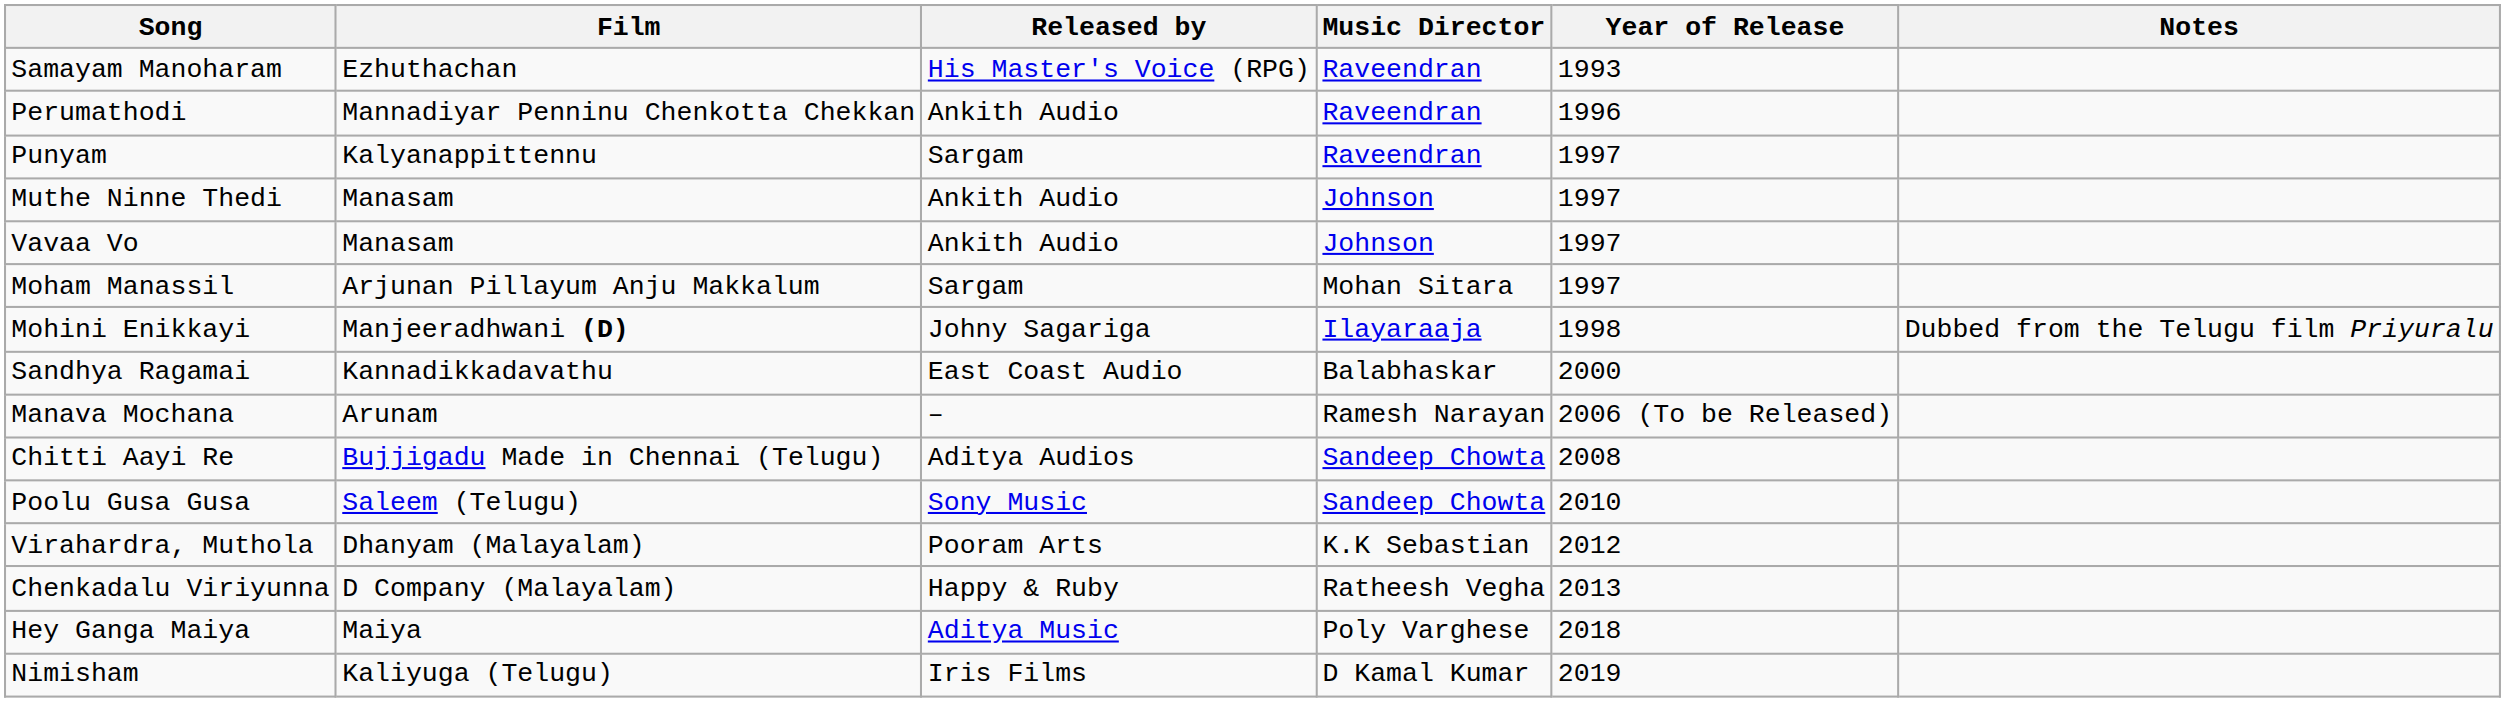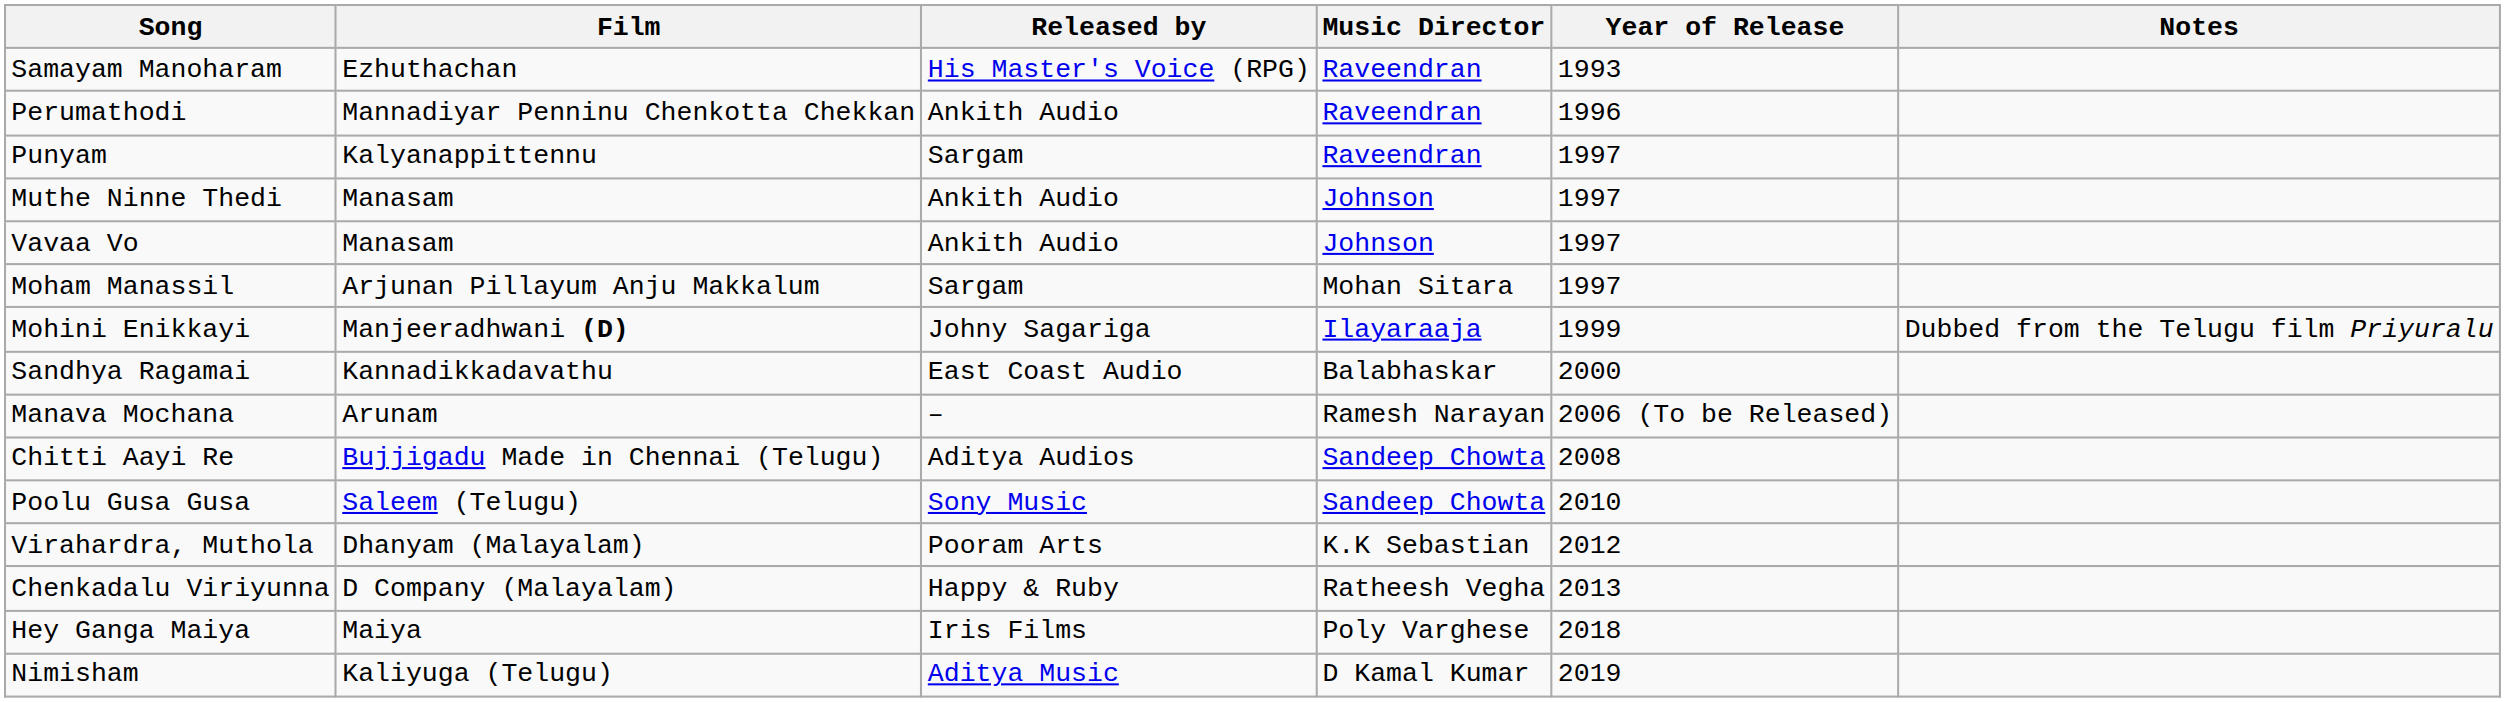(1590, 329) 1998 -> (1590, 329) 1999
(1023, 632) Aditya Music -> (1007, 632) Iris Films
(1007, 675) Iris Films -> (1023, 675) Aditya Music
